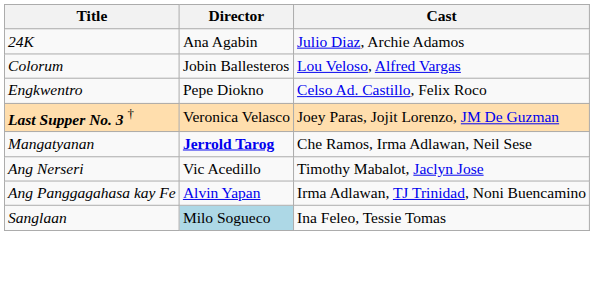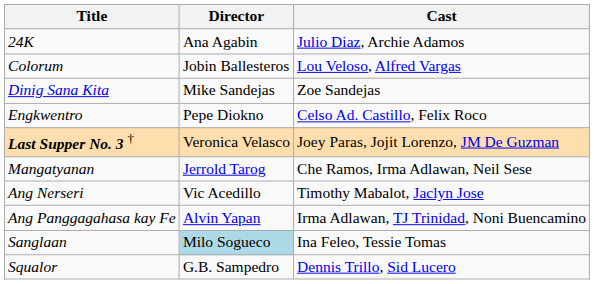+ row: (59, 90)
(229, 144) bold -> (224, 168) normal
+ row: (33, 267)
